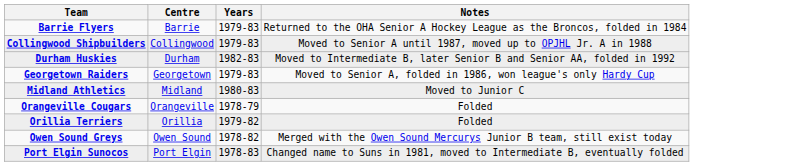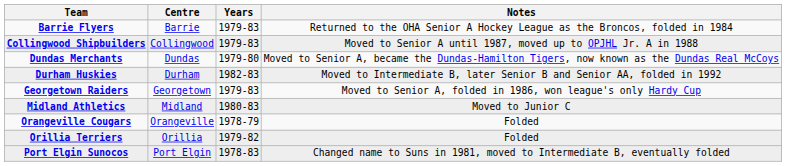+ row: (76, 59)
- row: (76, 138)
